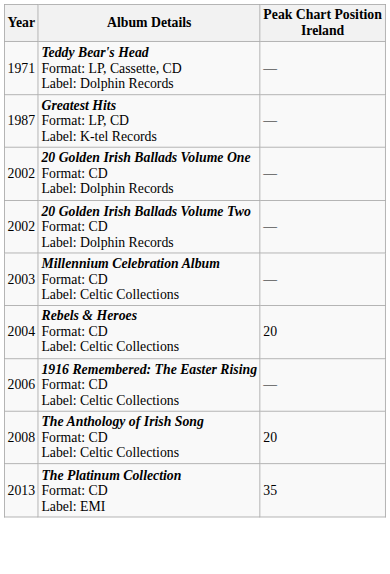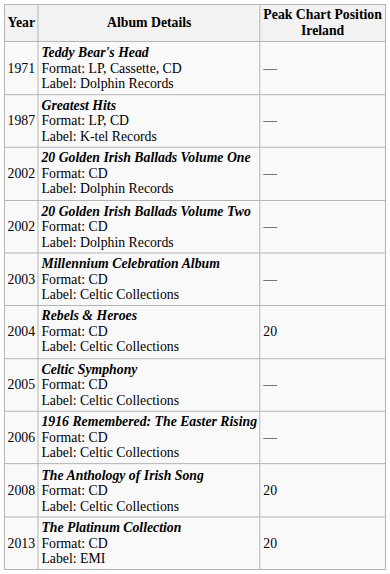+ row: (110, 384)
(270, 490) 35 -> (270, 543) 20
